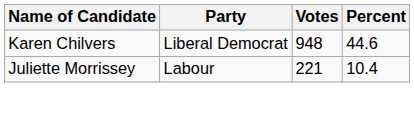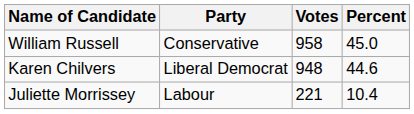+ row: (64, 43)
